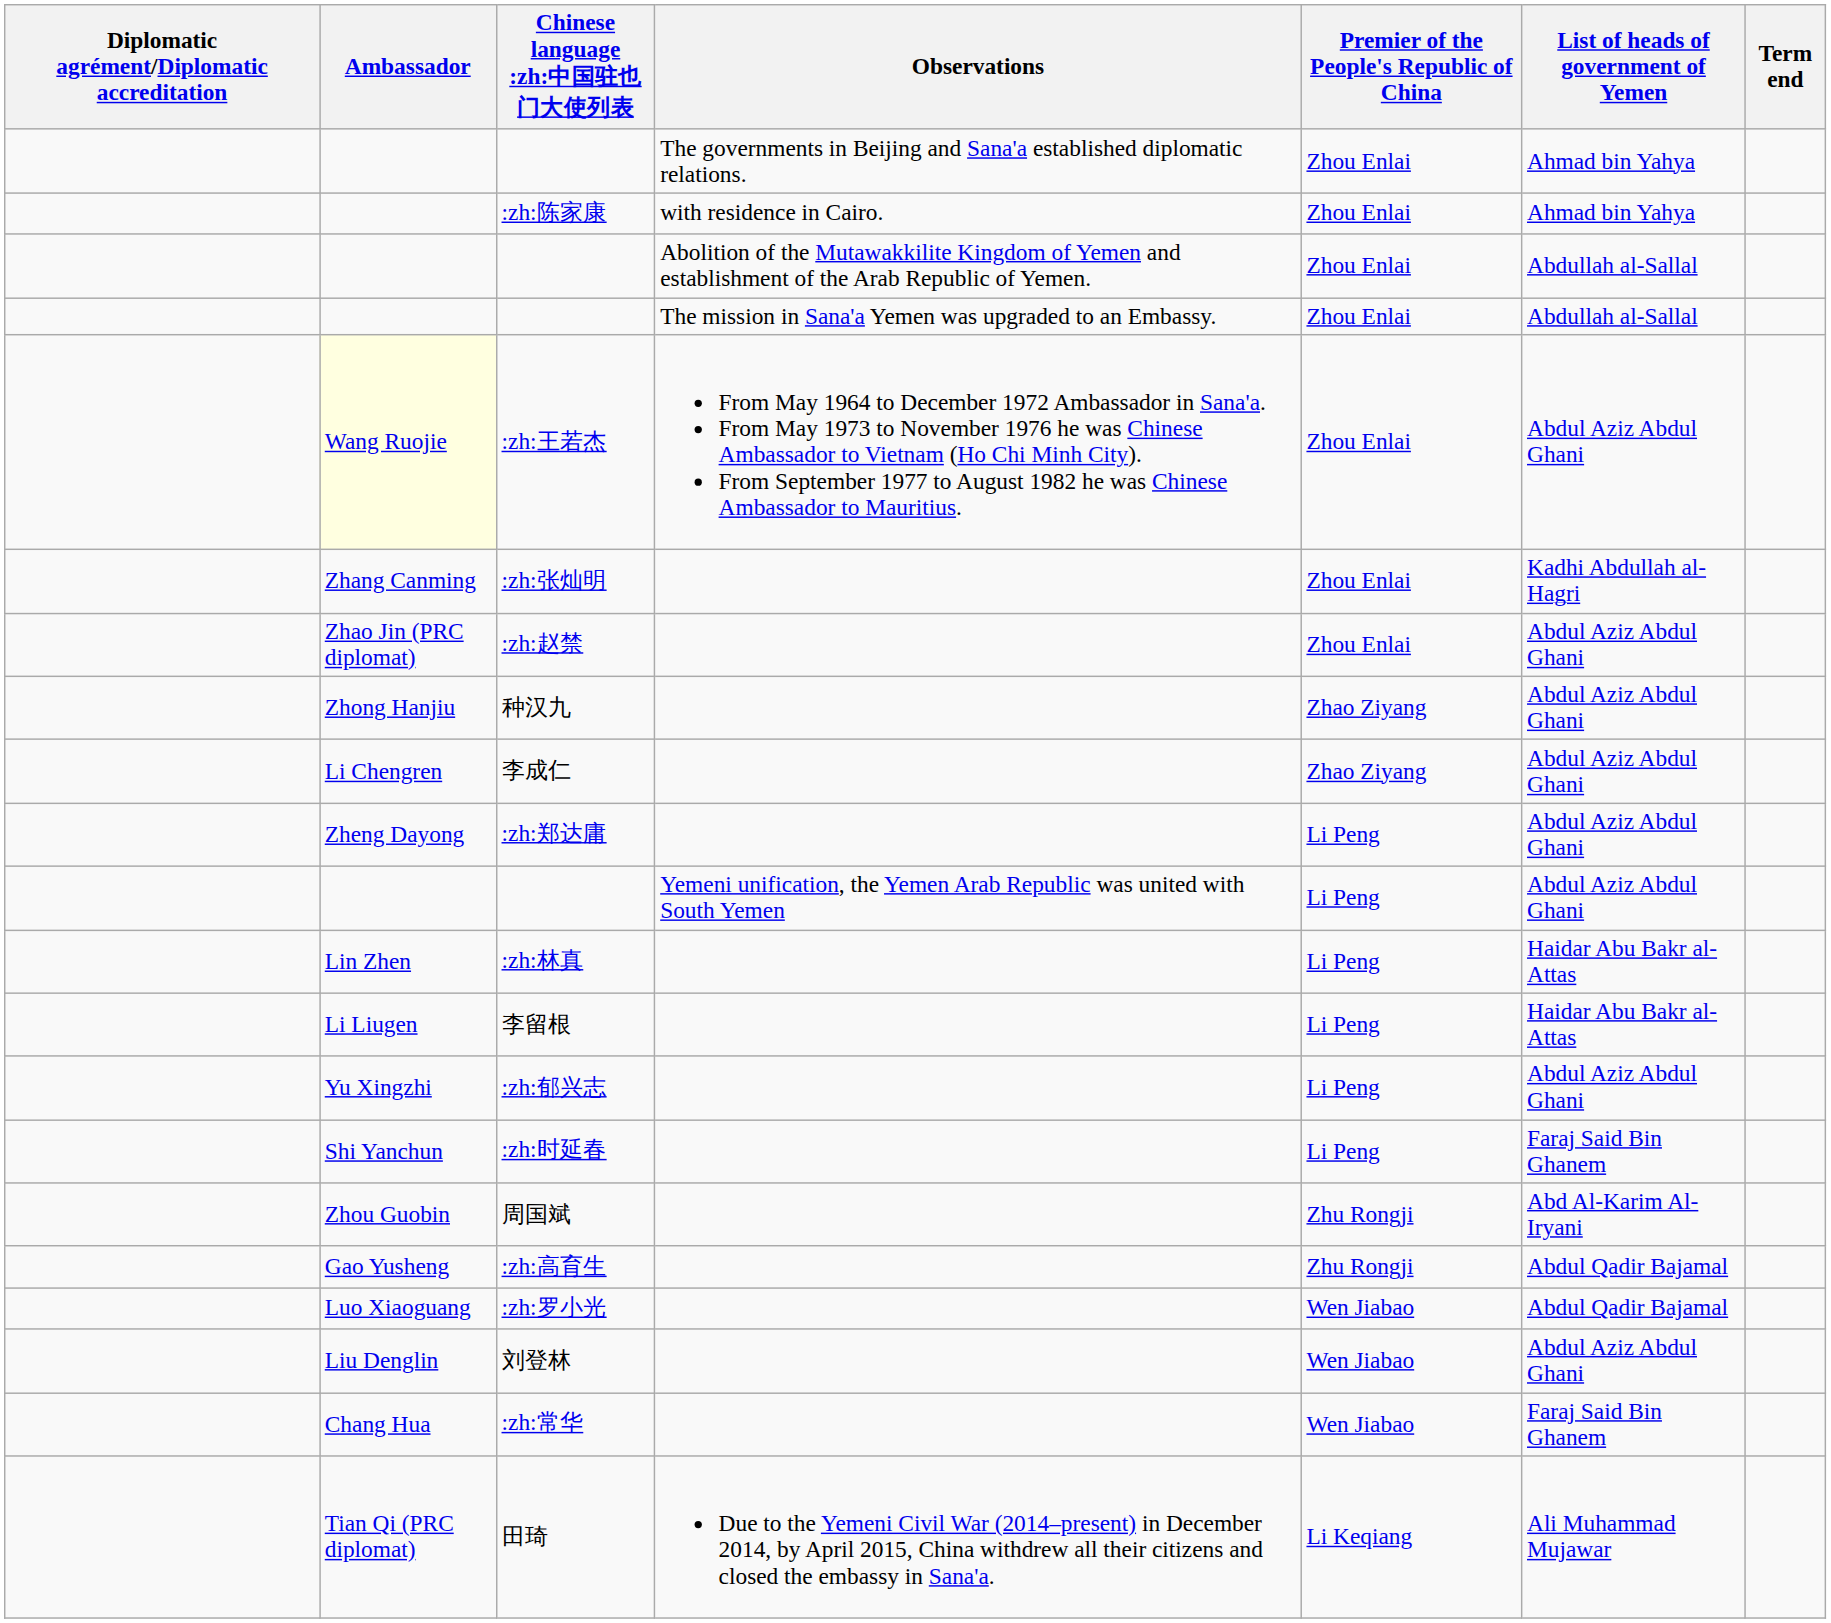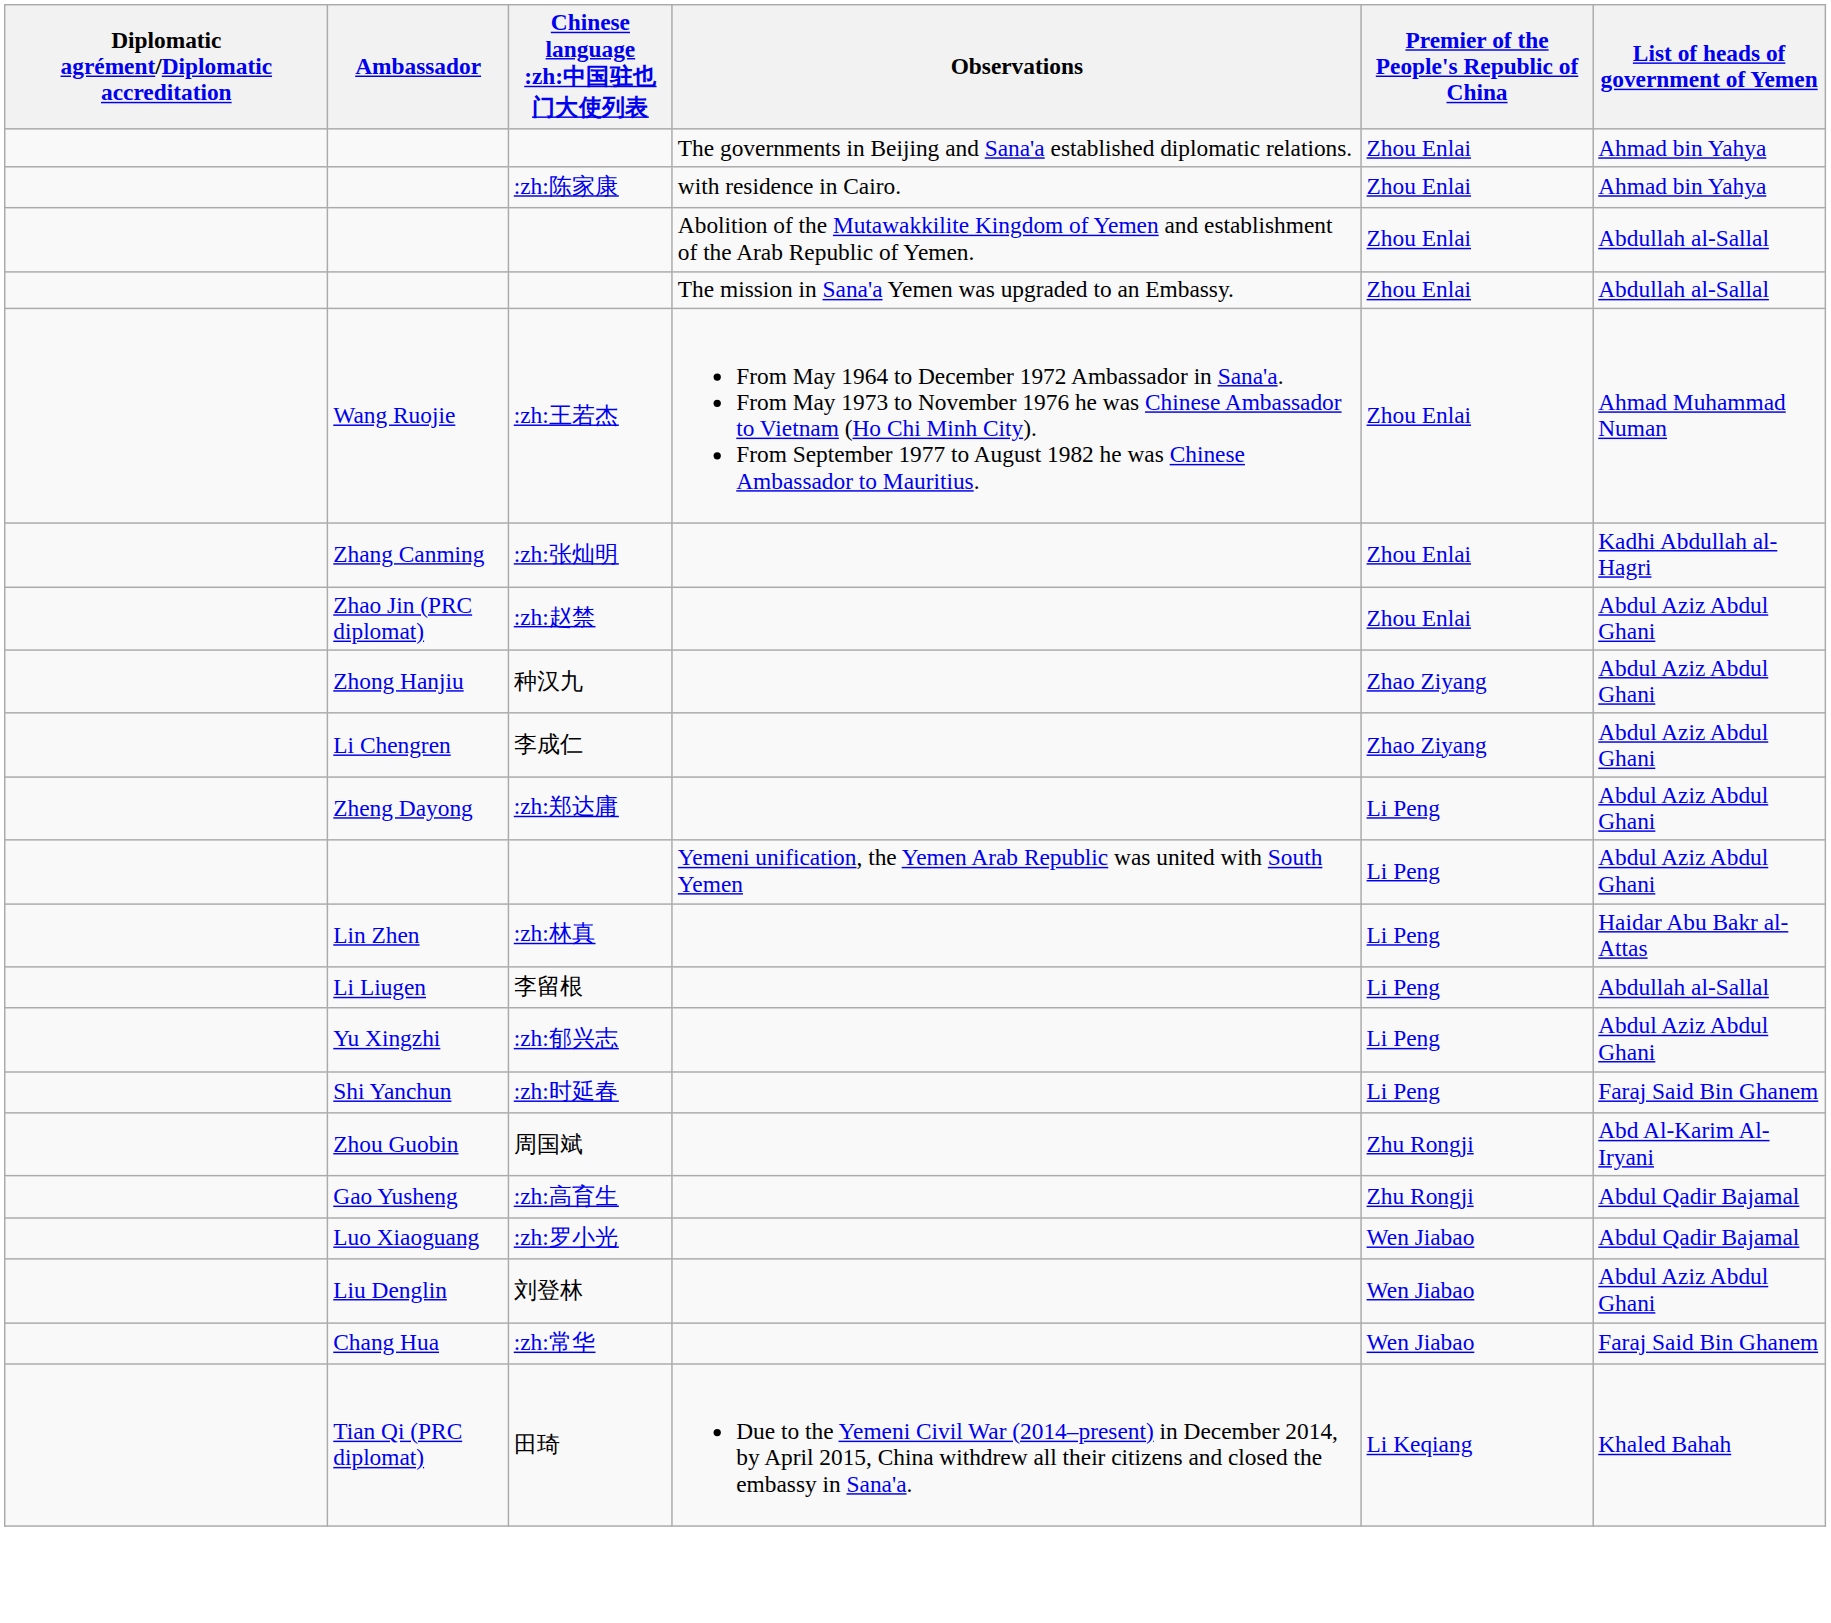- column: (1785, 66)
(386, 441) lightyellow background -> (394, 415) no background
(1612, 441) Abdul Aziz Abdul Ghani -> (1692, 415) Ahmad Muhammad Numan
(1622, 1024) Haidar Abu Bakr al-Attas -> (1684, 987) Abdullah al-Sallal
(1601, 1536) Ali Muhammad Mujawar -> (1665, 1444) Khaled Bahah
